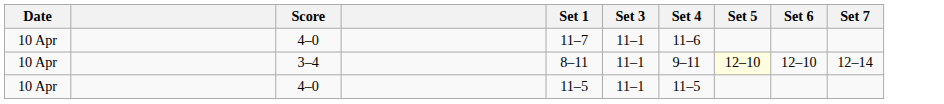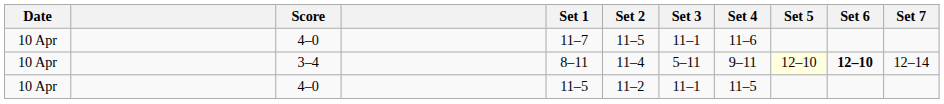+ column: (630, 16)
(630, 63) 11–1 -> (686, 63) 5–11
(799, 63) normal -> (855, 63) bold
